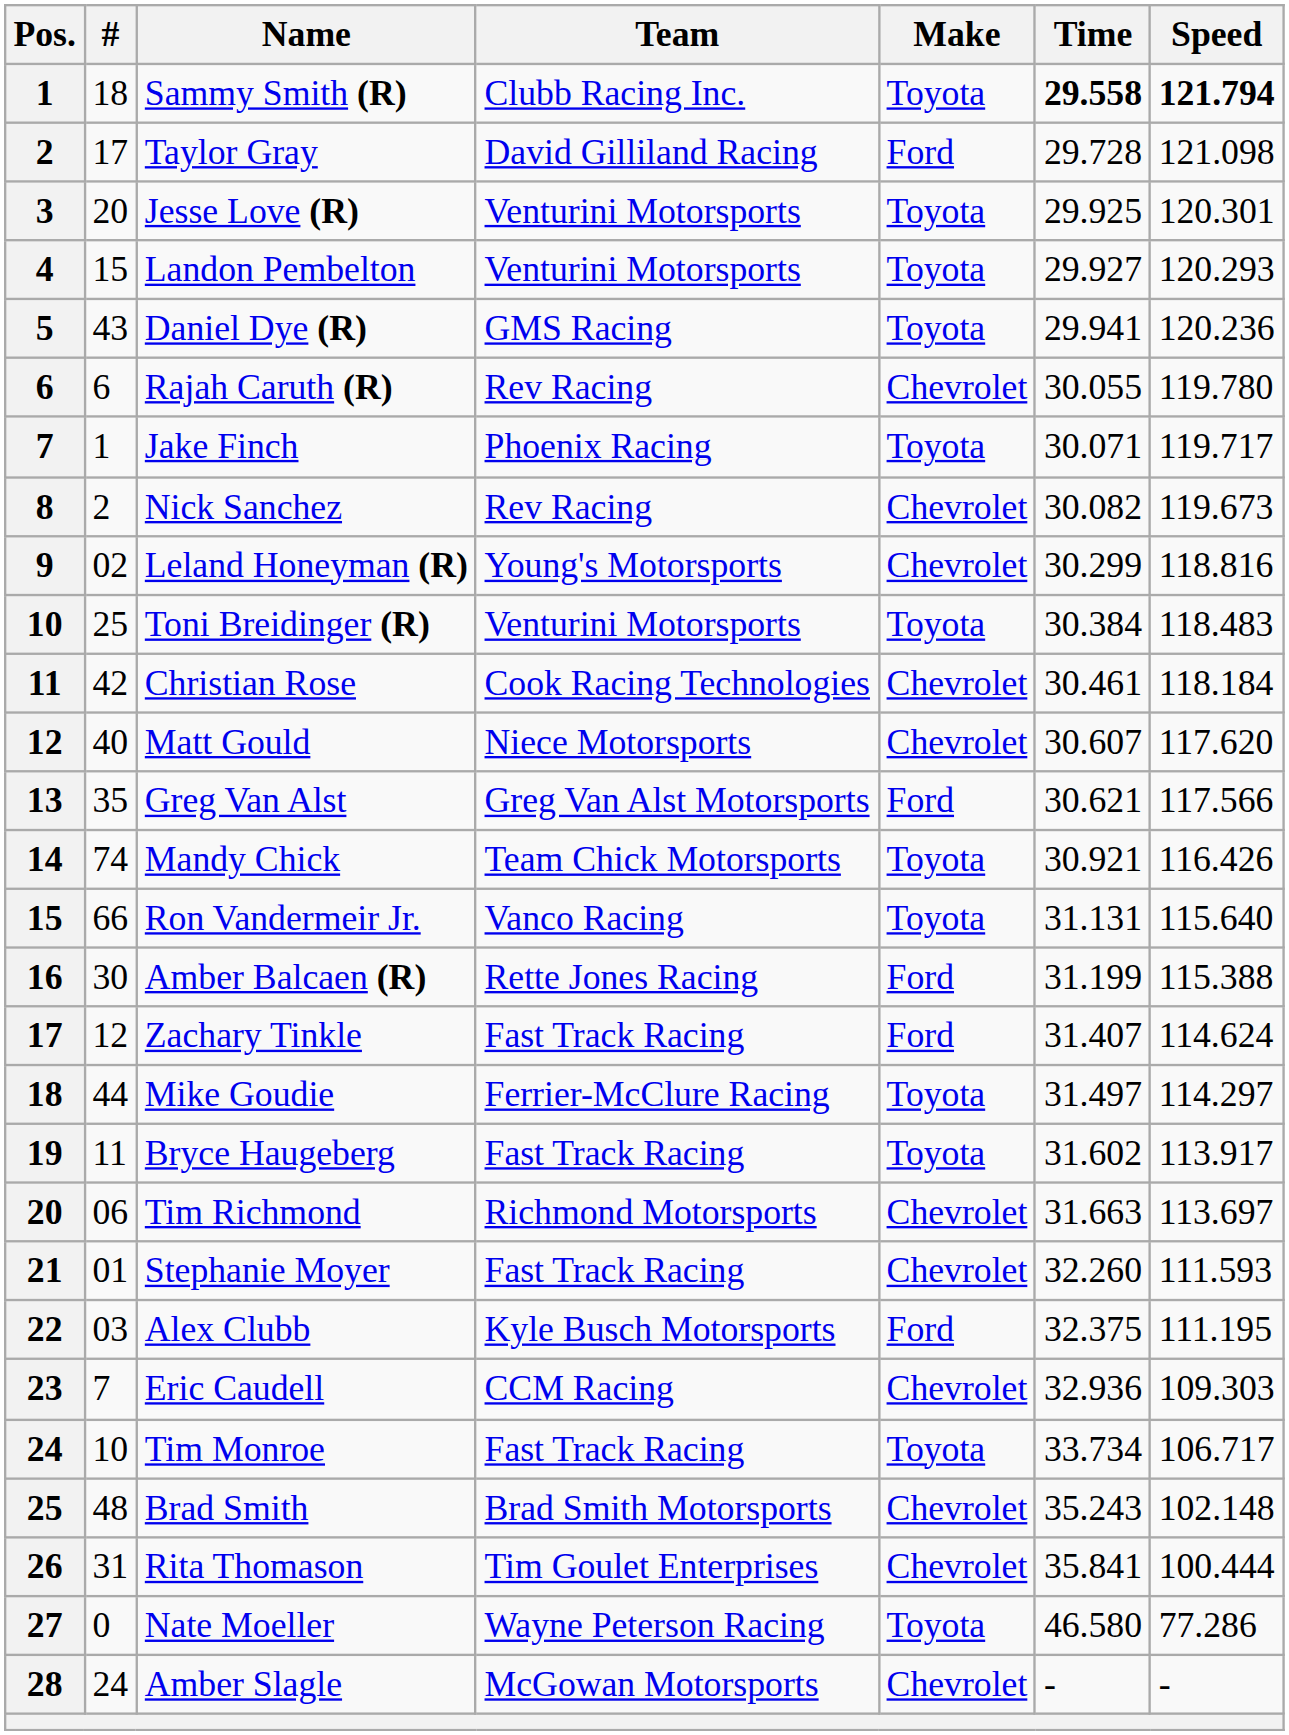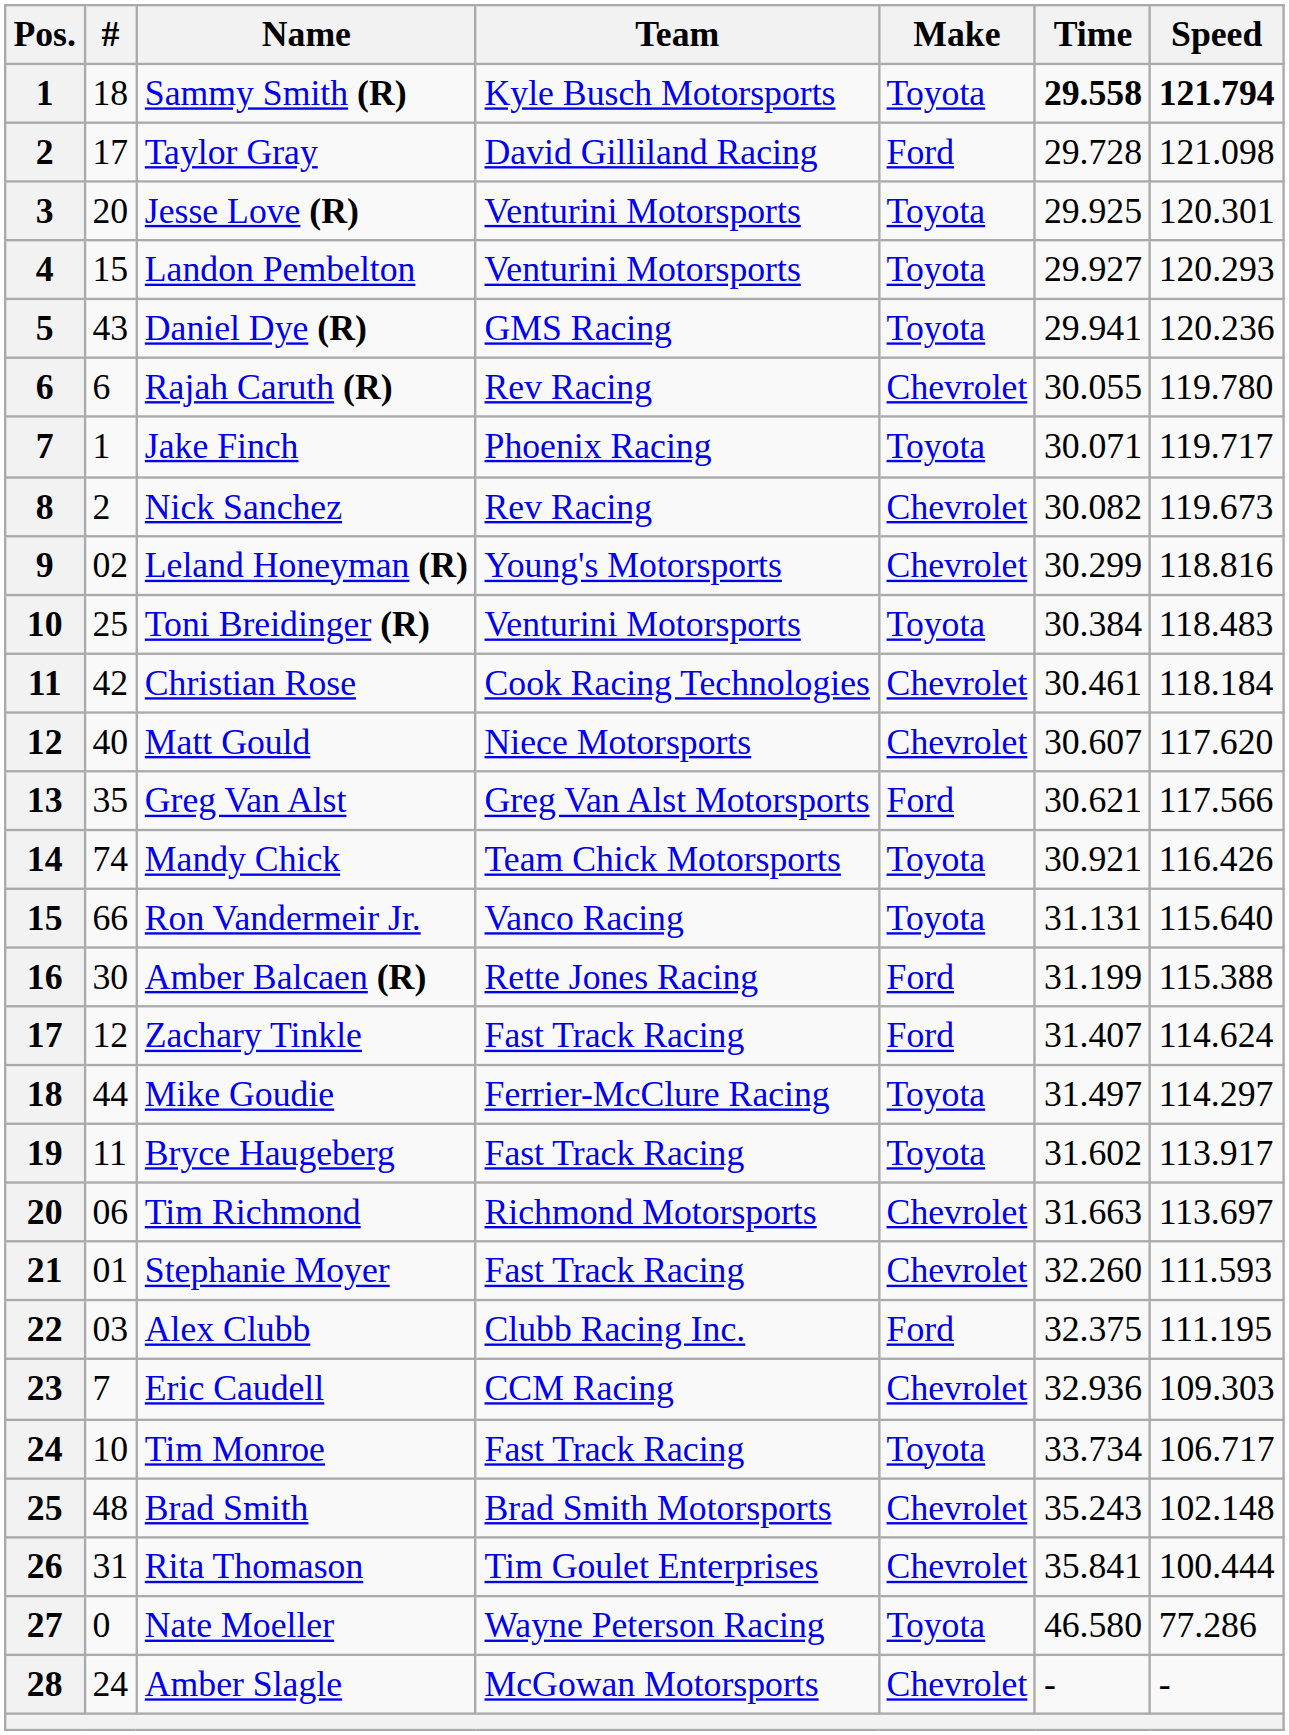(615, 93) Clubb Racing Inc. -> (660, 93) Kyle Busch Motorsports
(660, 1329) Kyle Busch Motorsports -> (615, 1329) Clubb Racing Inc.
